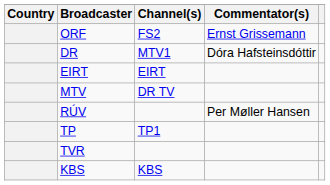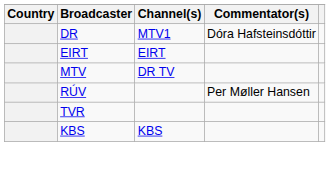- row: (73, 33)
- row: (68, 131)
